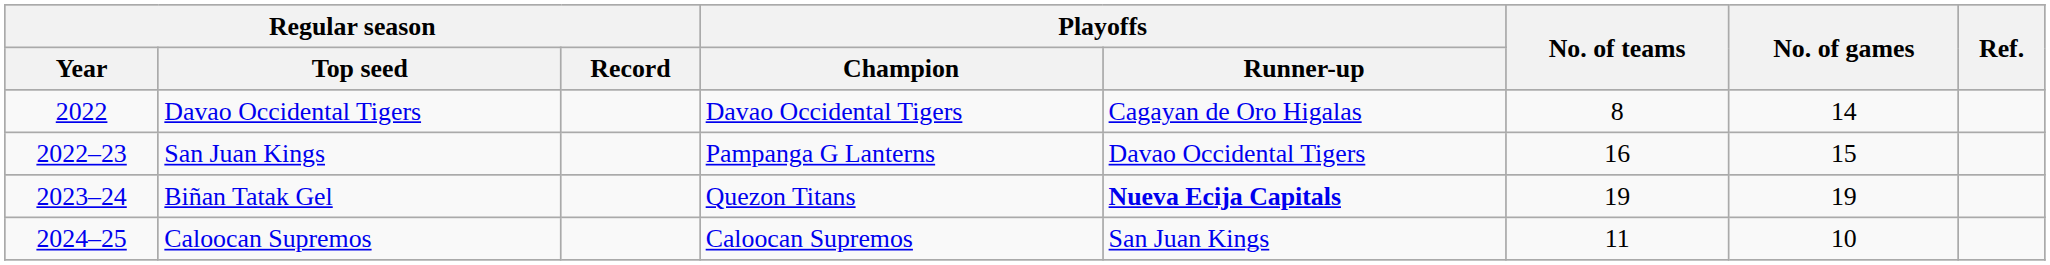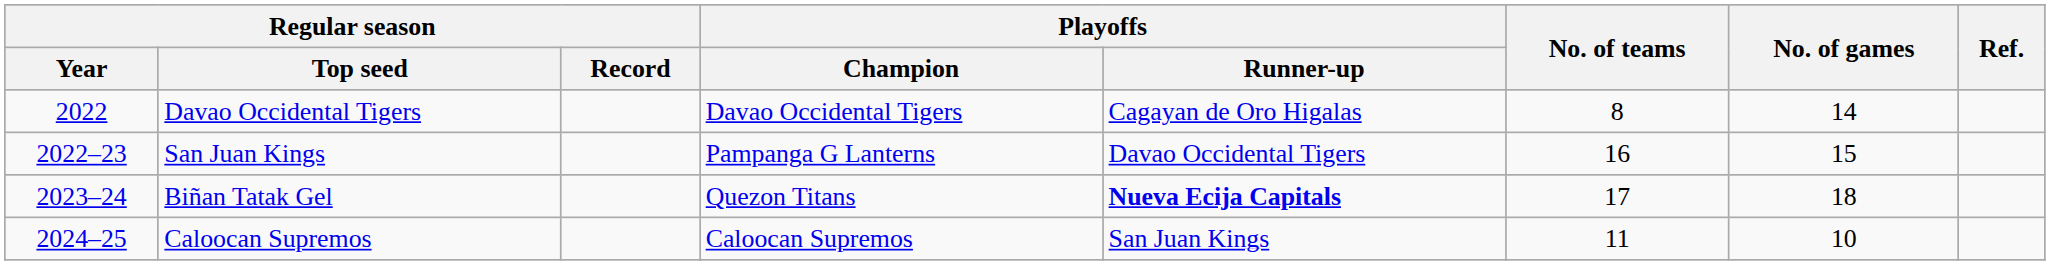(1617, 196) 19 -> (1617, 196) 17
(1844, 196) 19 -> (1844, 196) 18
